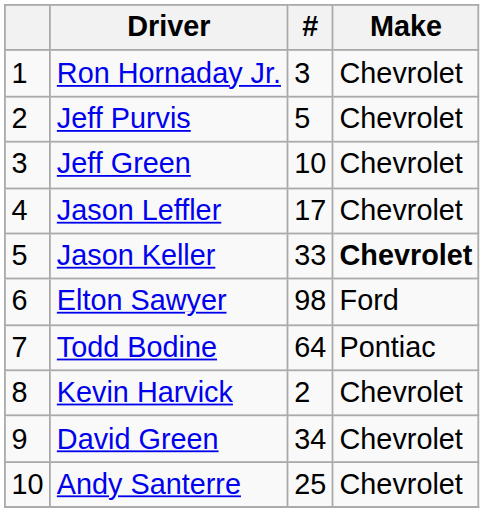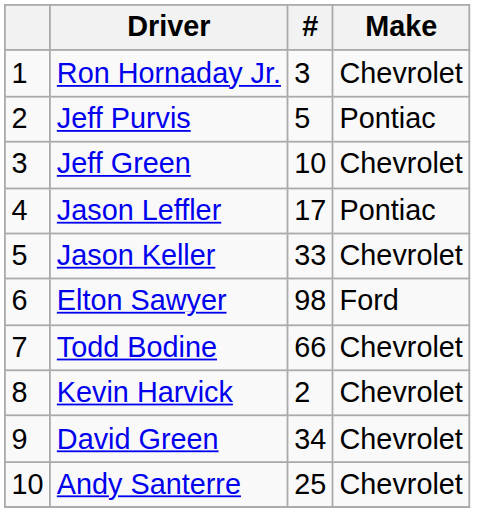(401, 118) Chevrolet -> (388, 118) Pontiac
(401, 210) Chevrolet -> (388, 210) Pontiac
(406, 255) bold -> (401, 255) normal
(310, 347) 64 -> (310, 347) 66
(388, 347) Pontiac -> (401, 347) Chevrolet
